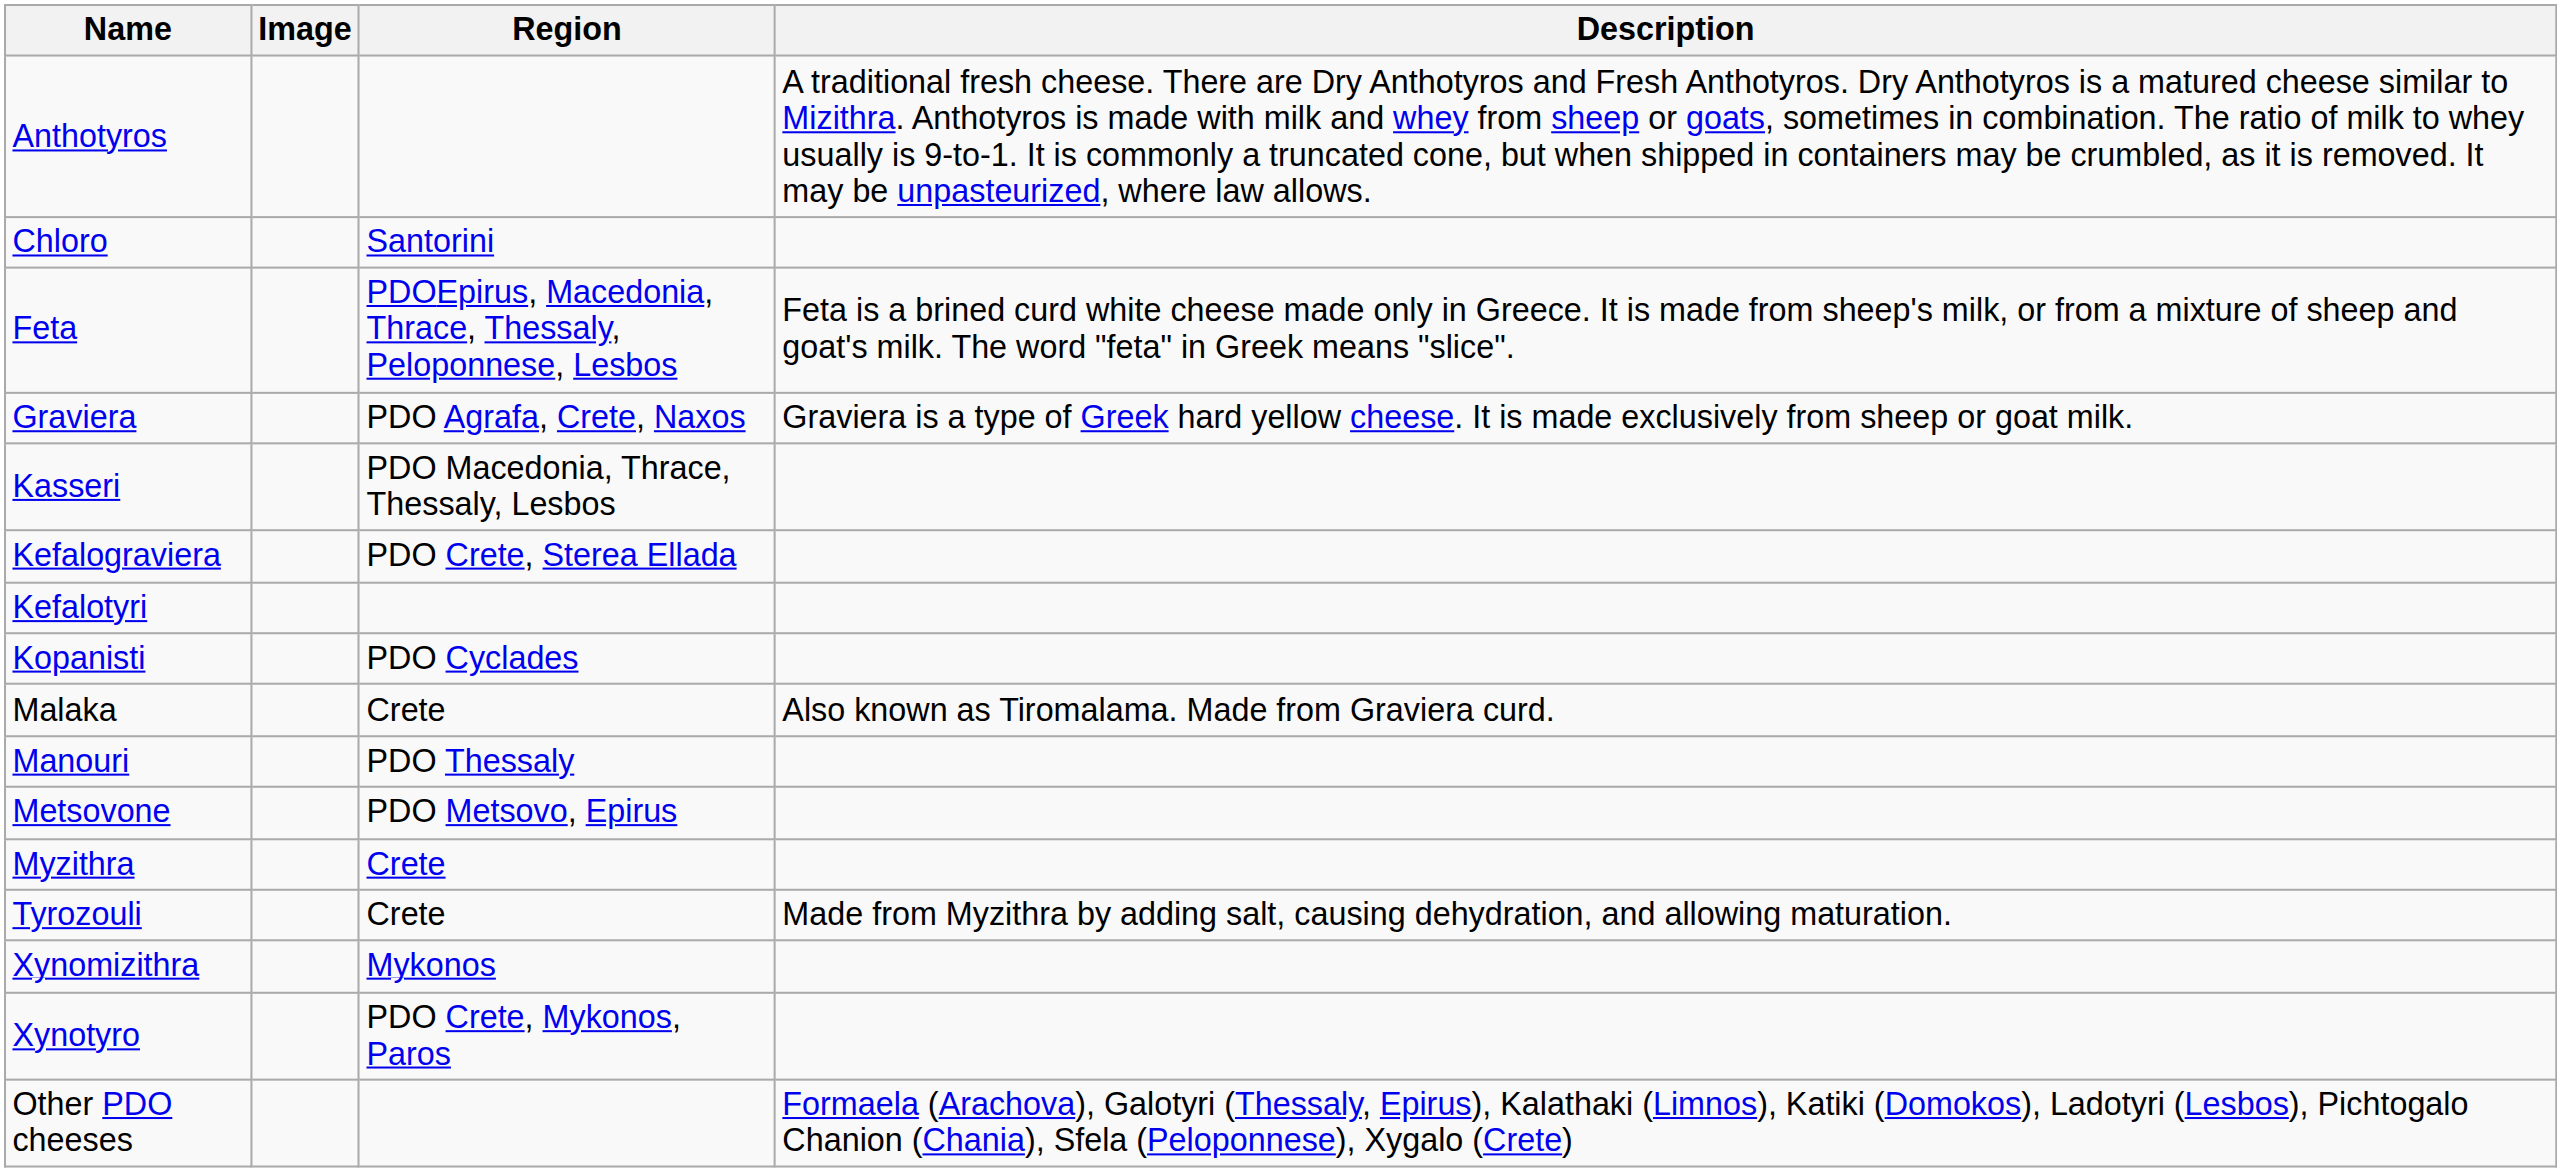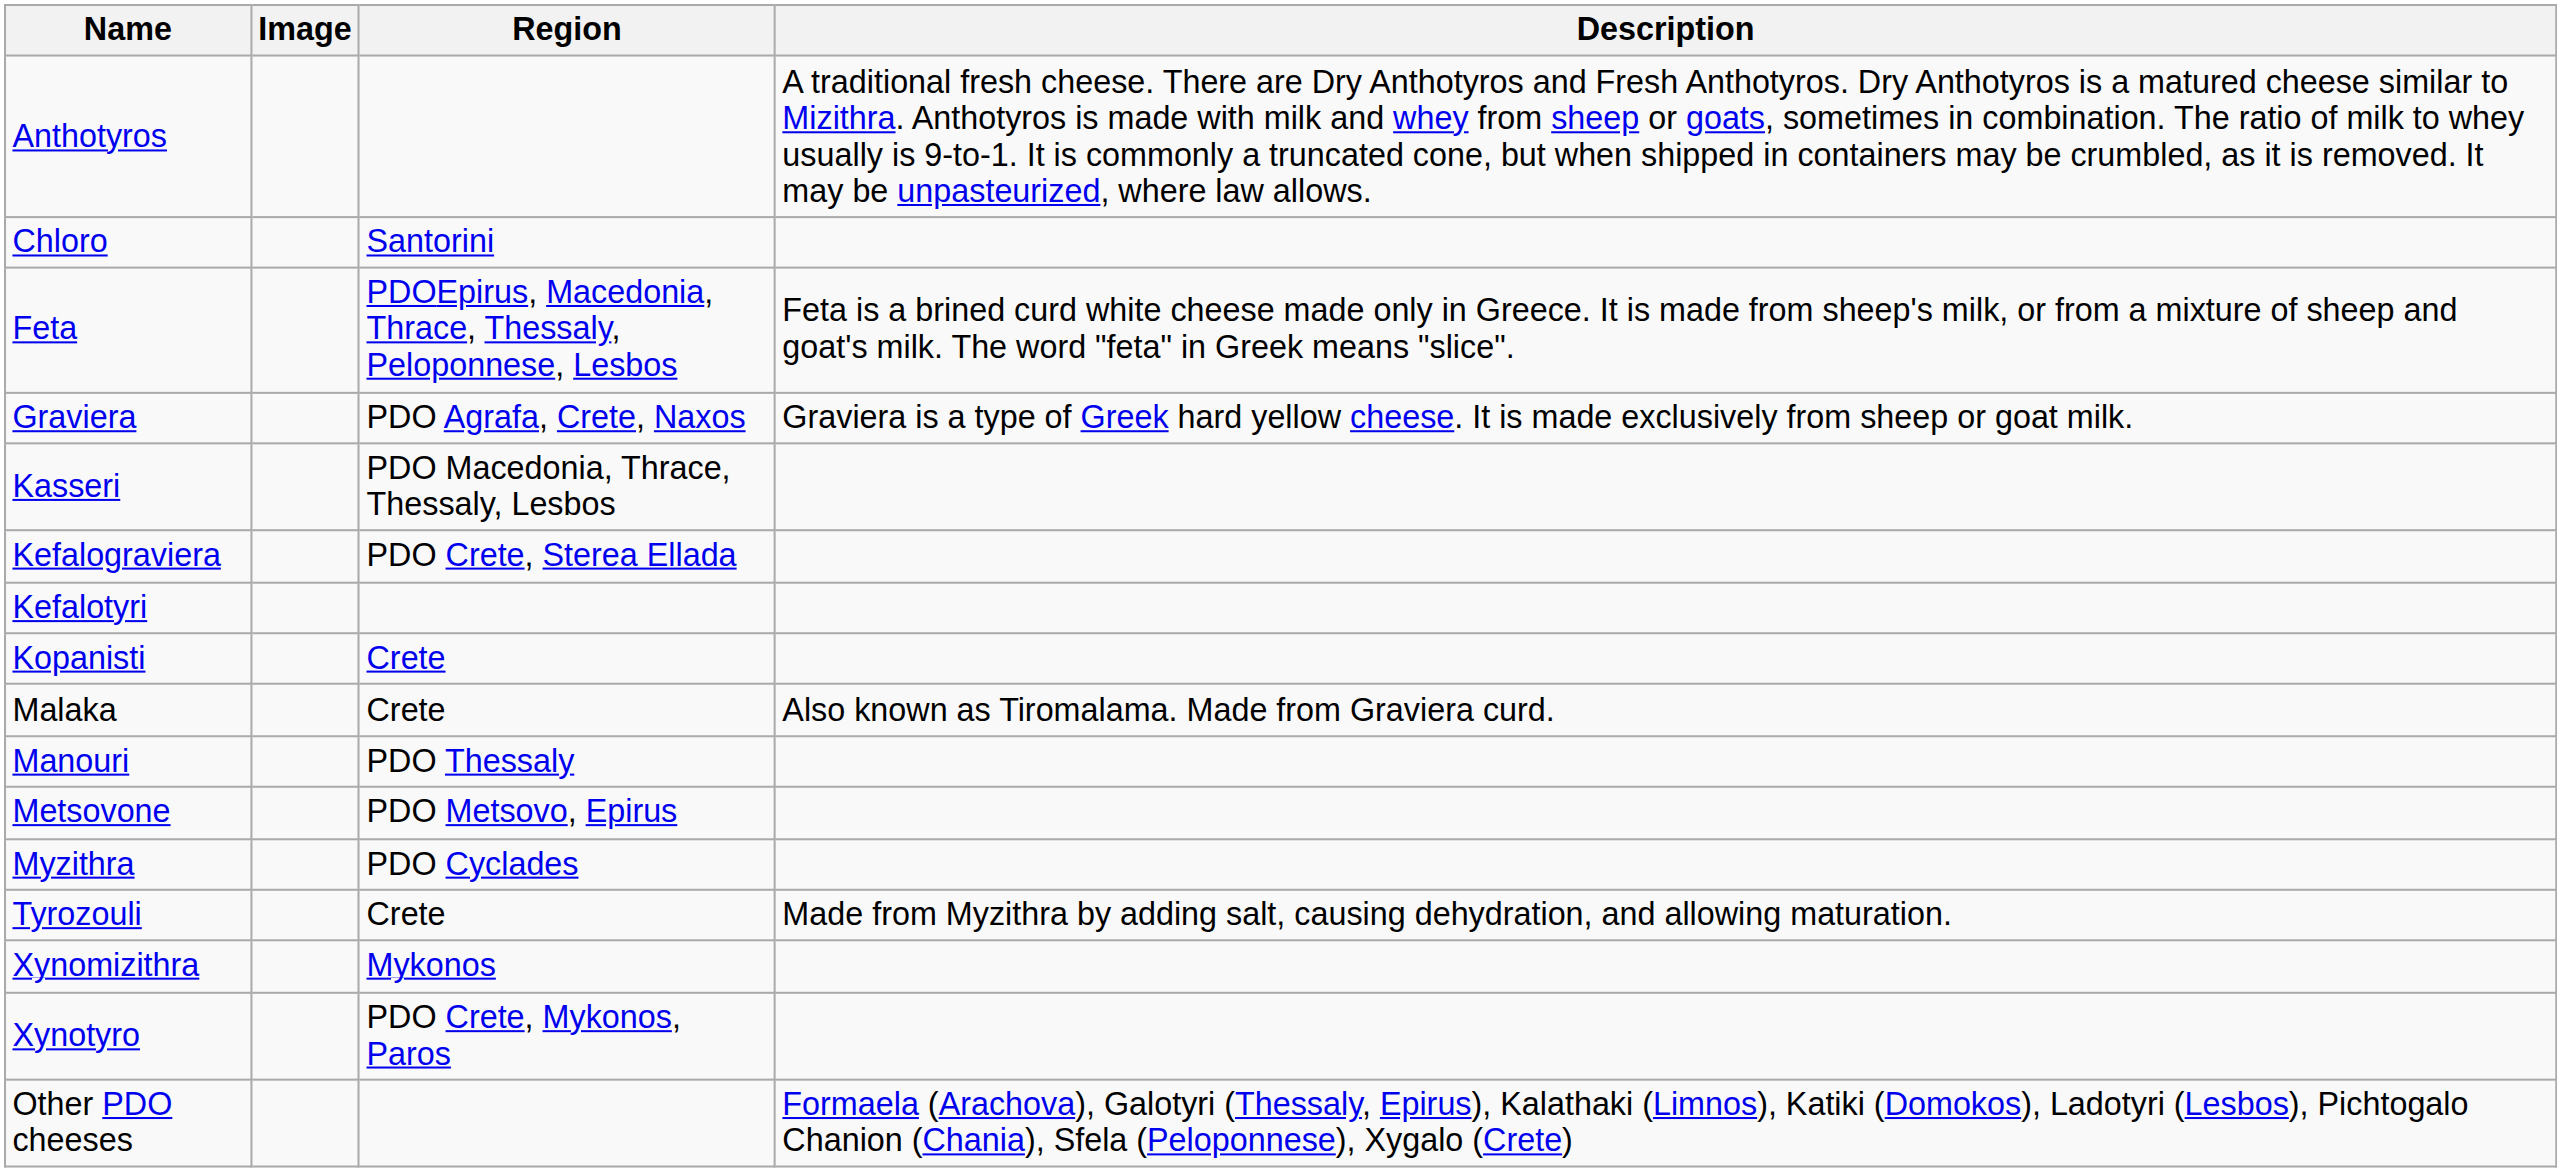(473, 658) PDO Cyclades -> (406, 658) Crete
(406, 863) Crete -> (473, 863) PDO Cyclades
